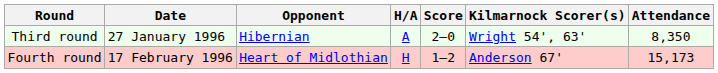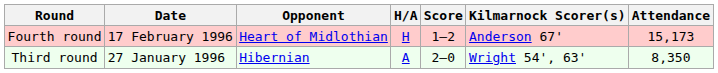rows swapped: (55, 36) <-> (55, 57)
